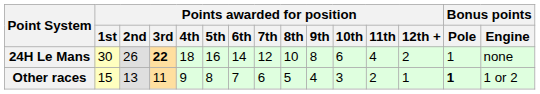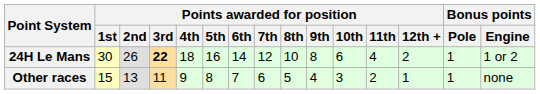(498, 57) none -> (501, 57) 1 or 2
(451, 78) bold -> (451, 78) normal
(501, 78) 1 or 2 -> (498, 78) none
